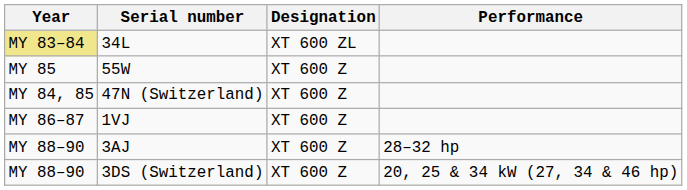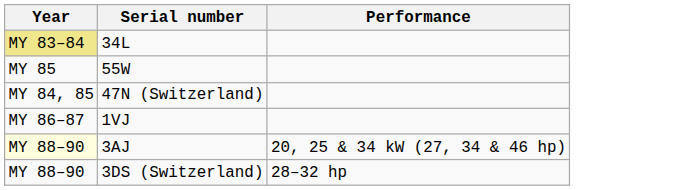- column: (323, 18)
(46, 147) no background -> (46, 147) lightyellow background
(421, 147) 28–32 hp -> (418, 147) 20, 25 & 34 kW (27, 34 & 46 hp)
(531, 173) 20, 25 & 34 kW (27, 34 & 46 hp) -> (309, 173) 28–32 hp
